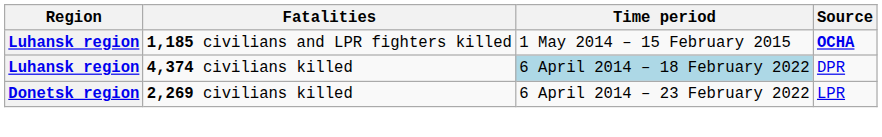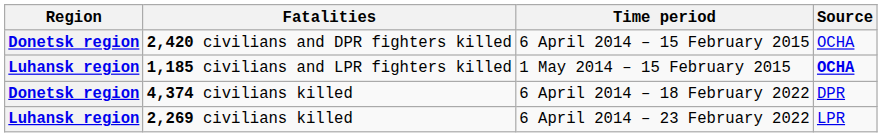+ row: (329, 43)
(74, 68) Luhansk region -> (74, 94) Donetsk region
(664, 68) lightblue background -> (664, 94) no background
(74, 94) Donetsk region -> (74, 119) Luhansk region
